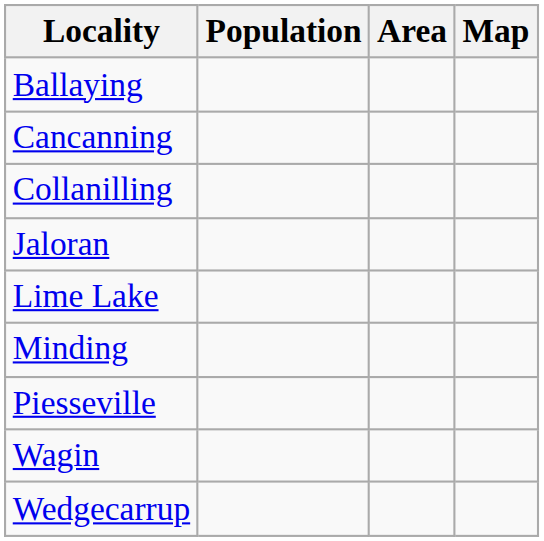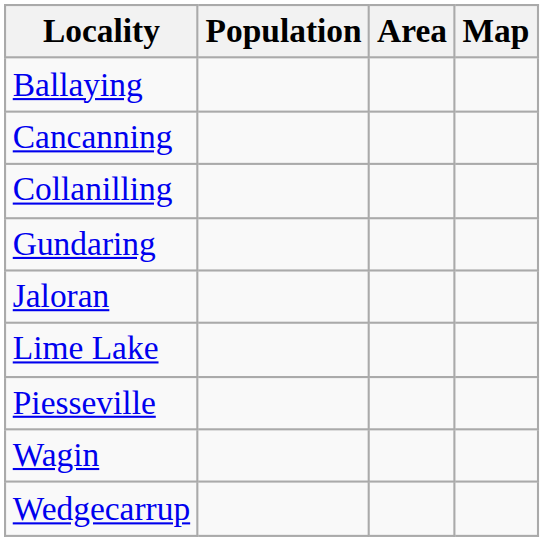+ row: (84, 243)
- row: (70, 349)
